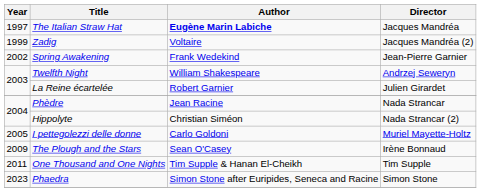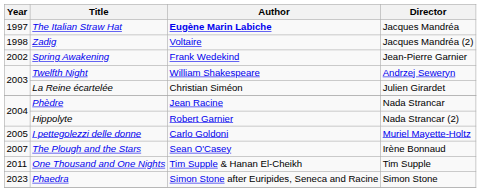(17, 42) 1999 -> (17, 42) 1998
(201, 88) Robert Garnier -> (206, 88) Christian Siméon
(206, 118) Christian Siméon -> (201, 118) Robert Garnier
(17, 149) 2009 -> (17, 149) 2007
